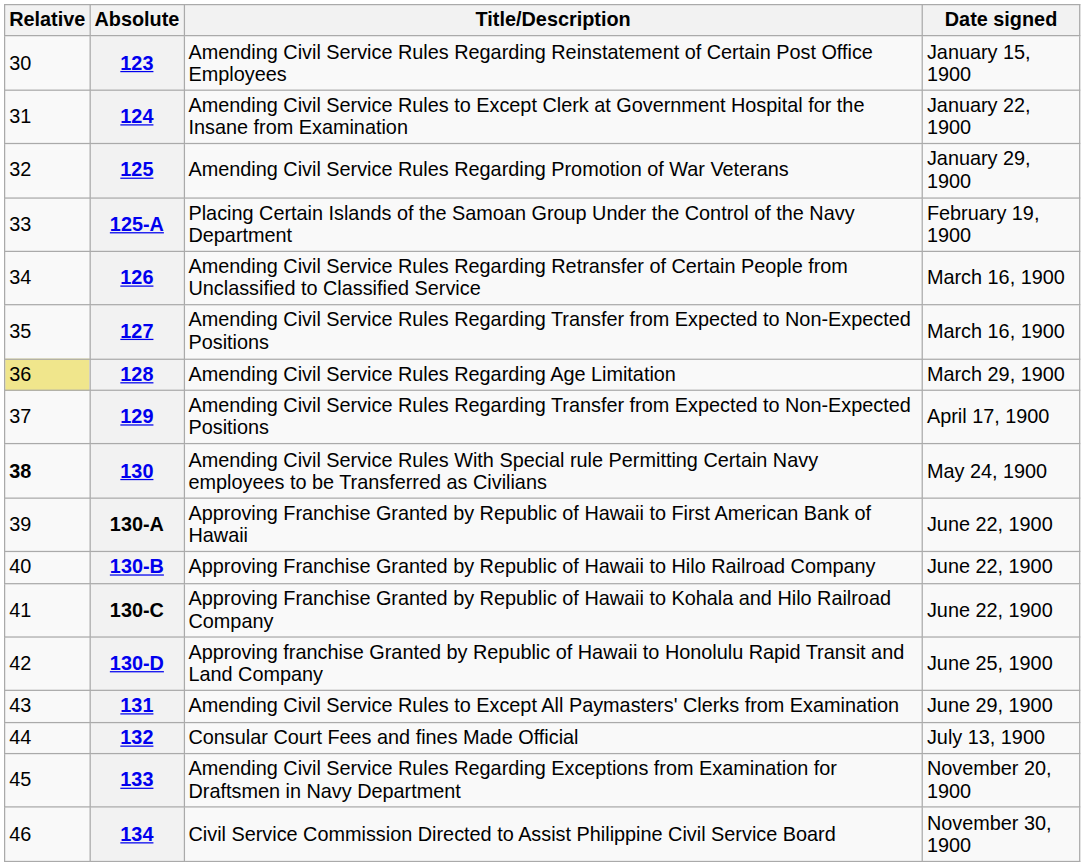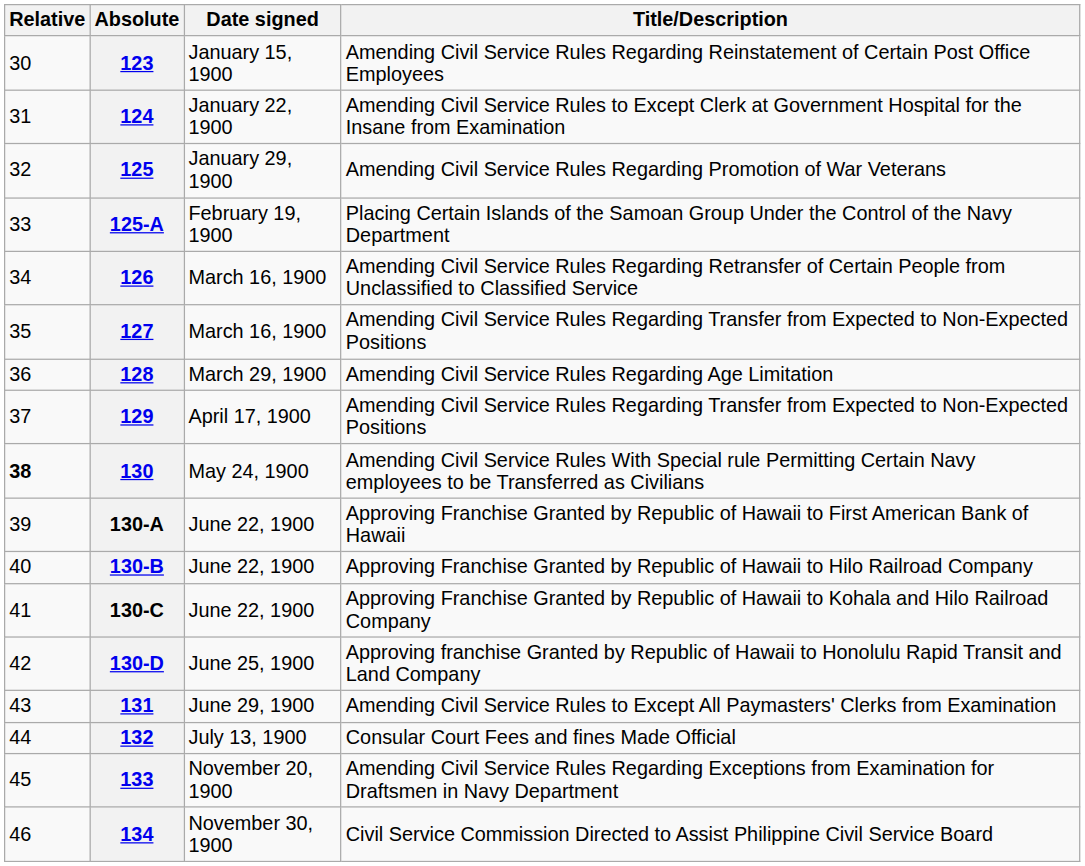columns swapped: (553, 20) <-> (1001, 20)
(20, 374) khaki background -> (20, 374) no background
